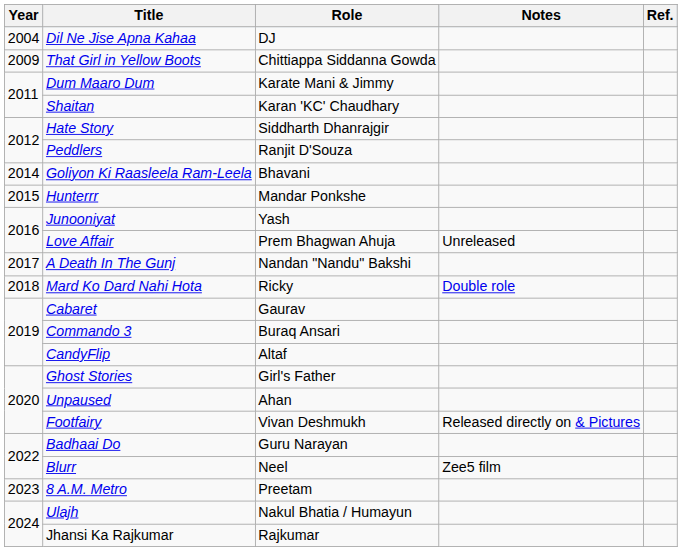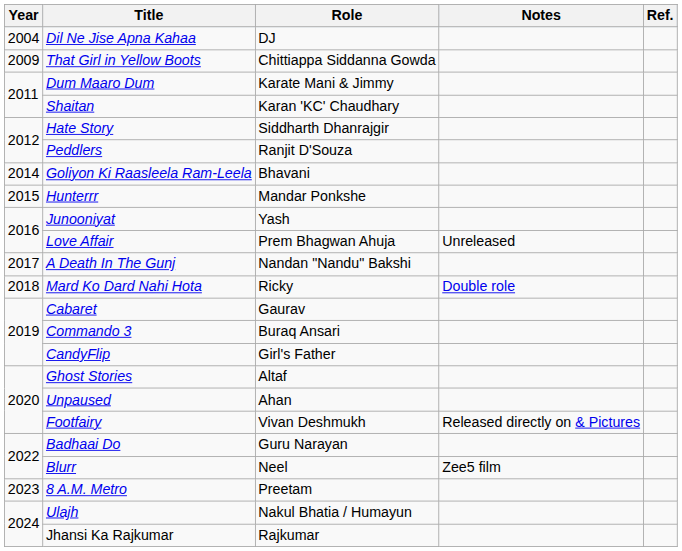(273, 354) Altaf -> (297, 354) Girl's Father
(297, 377) Girl's Father -> (273, 377) Altaf
